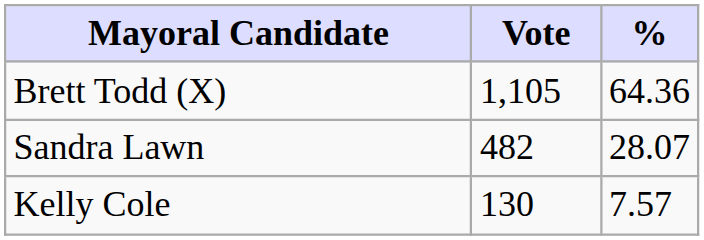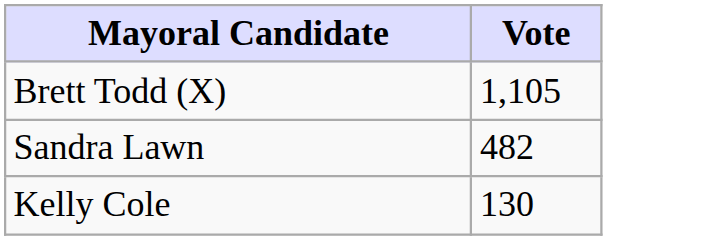- column: (650, 33)
